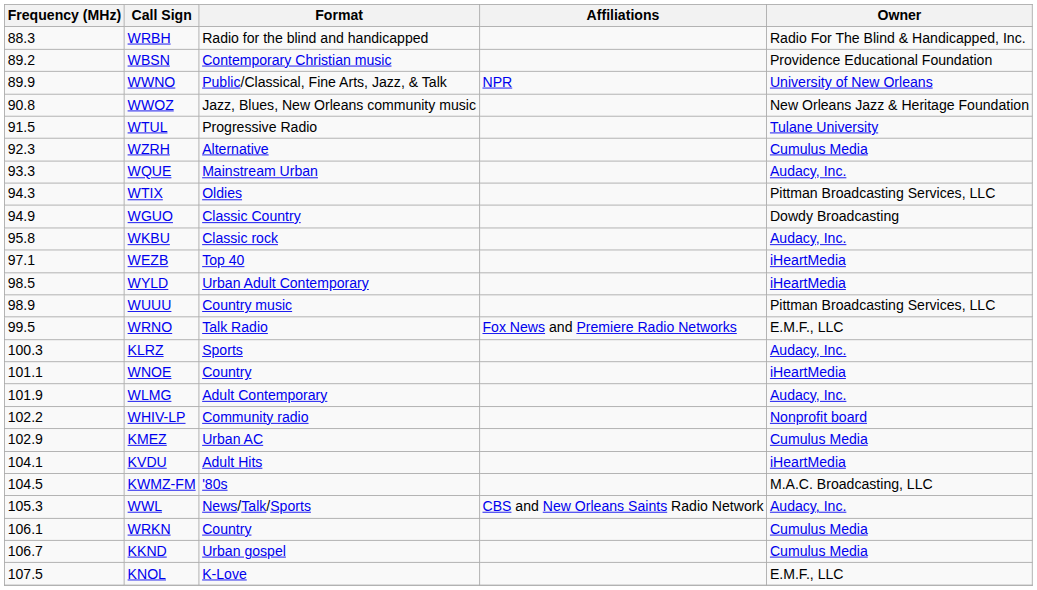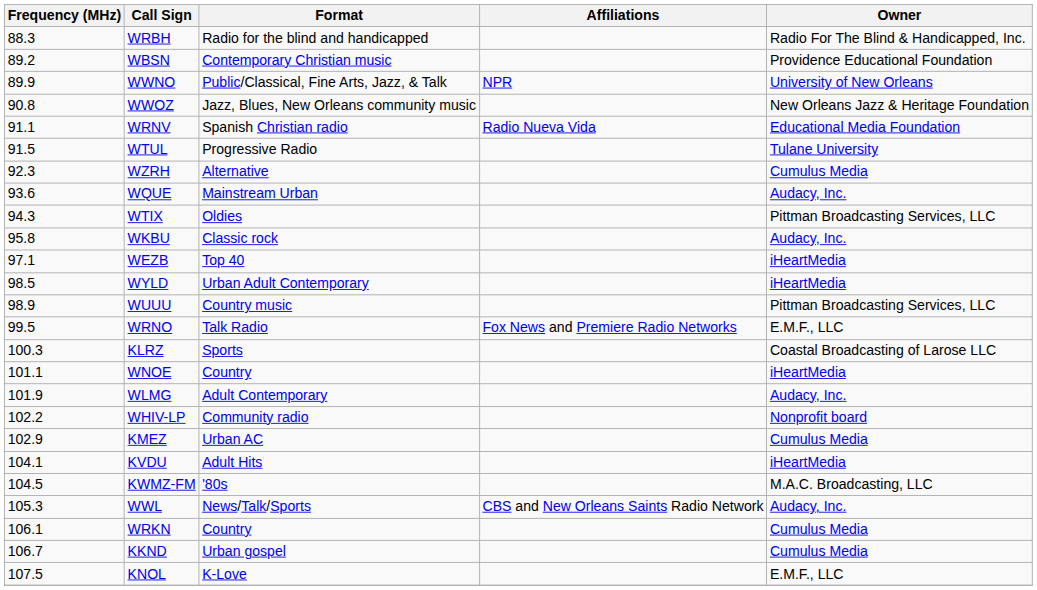+ row: (149, 127)
(21, 171) 93.3 -> (21, 194) 93.6
- row: (150, 216)
(808, 350) Audacy, Inc. -> (883, 350) Coastal Broadcasting of Larose LLC
